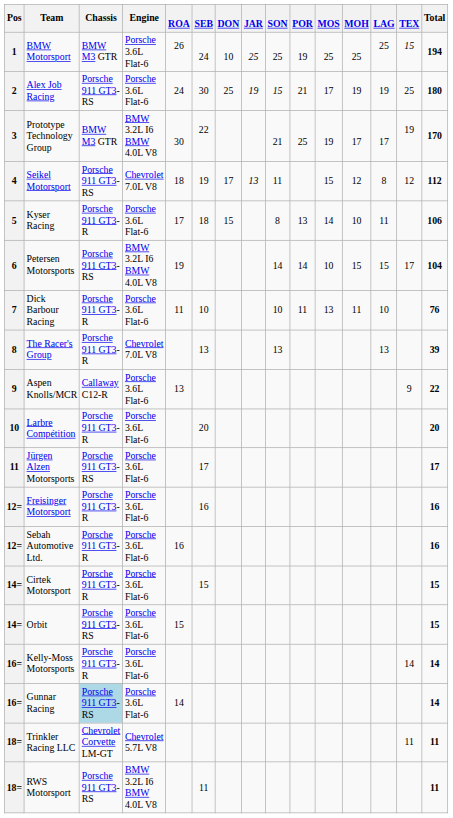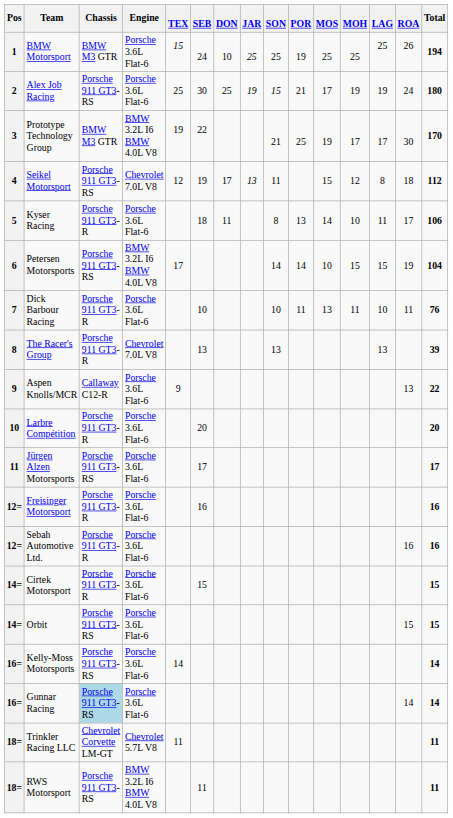columns swapped: (409, 24) <-> (179, 24)
(228, 220) 15 -> (227, 220) 11
(101, 664) Porsche 911 GT3-R -> (101, 664) Porsche 911 GT3-RS
